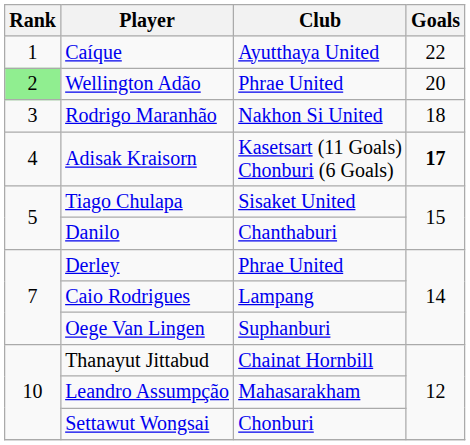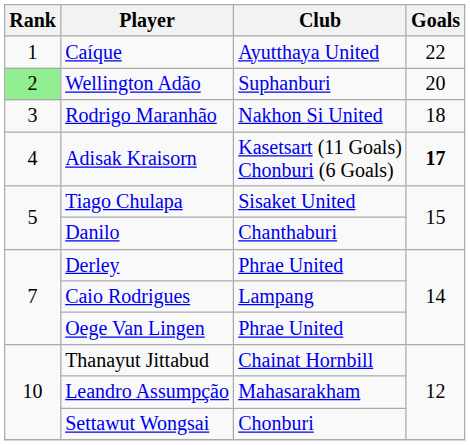(291, 83) Phrae United -> (284, 83) Suphanburi
(284, 328) Suphanburi -> (291, 328) Phrae United
